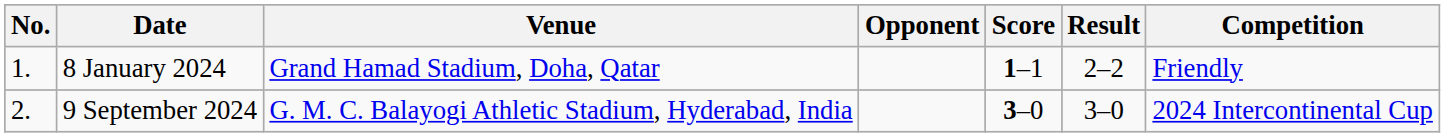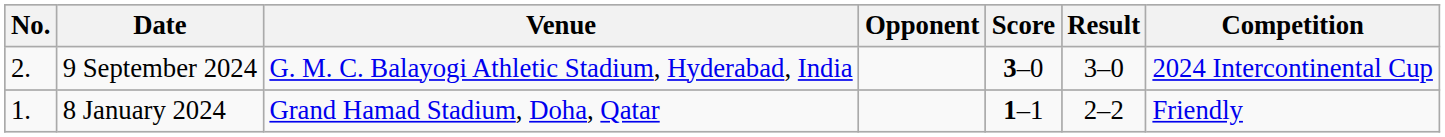rows swapped: (144, 68) <-> (160, 110)
